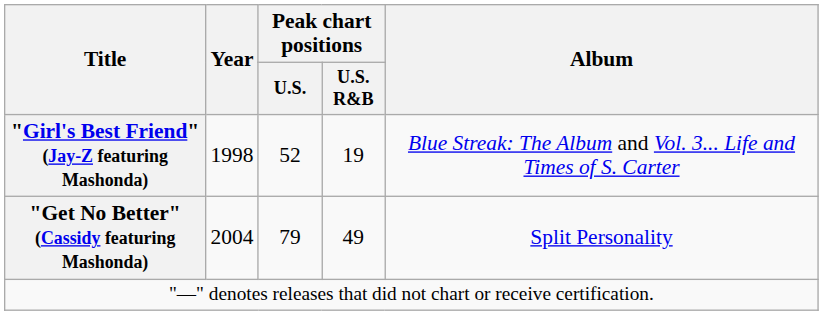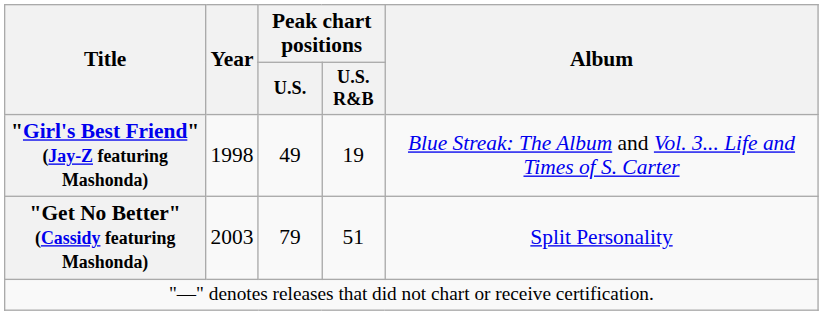(290, 155) 52 -> (290, 155) 49
(232, 237) 2004 -> (232, 237) 2003
(353, 237) 49 -> (353, 237) 51
